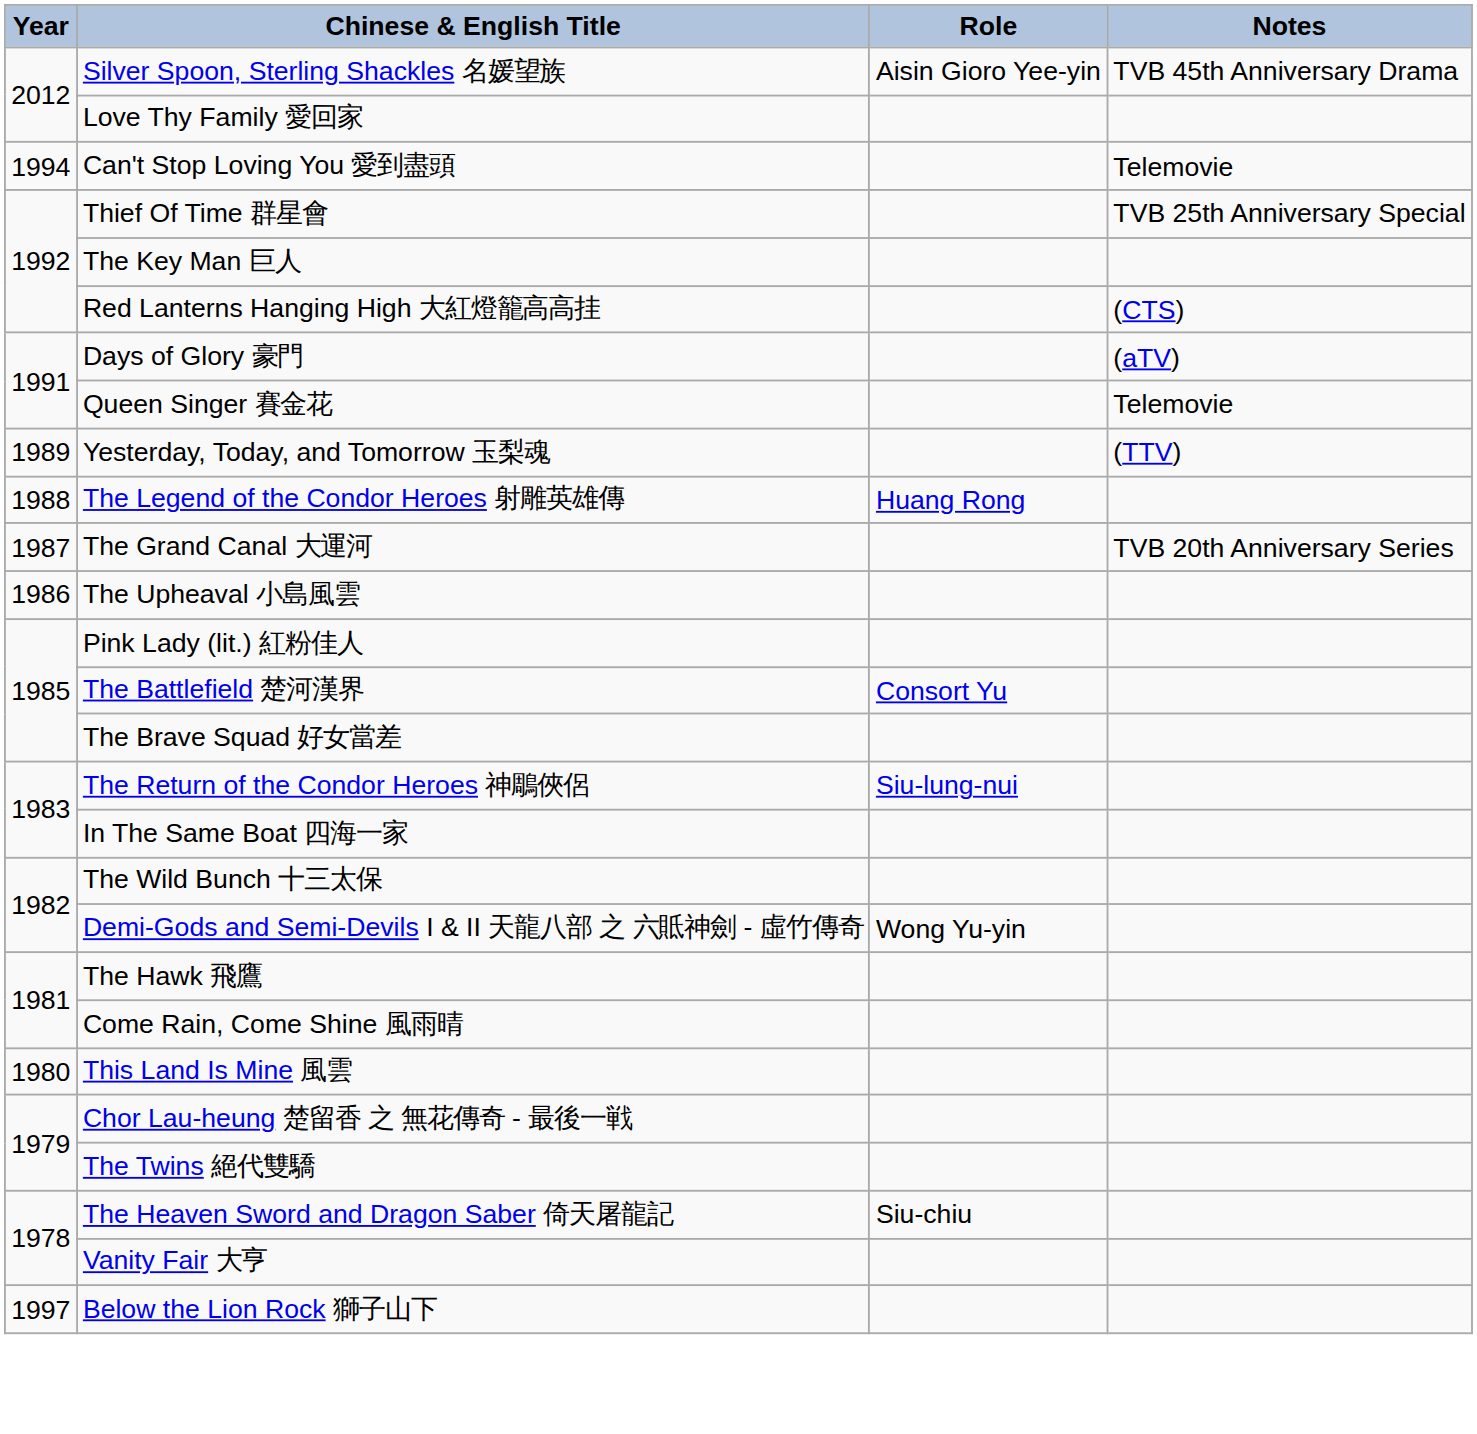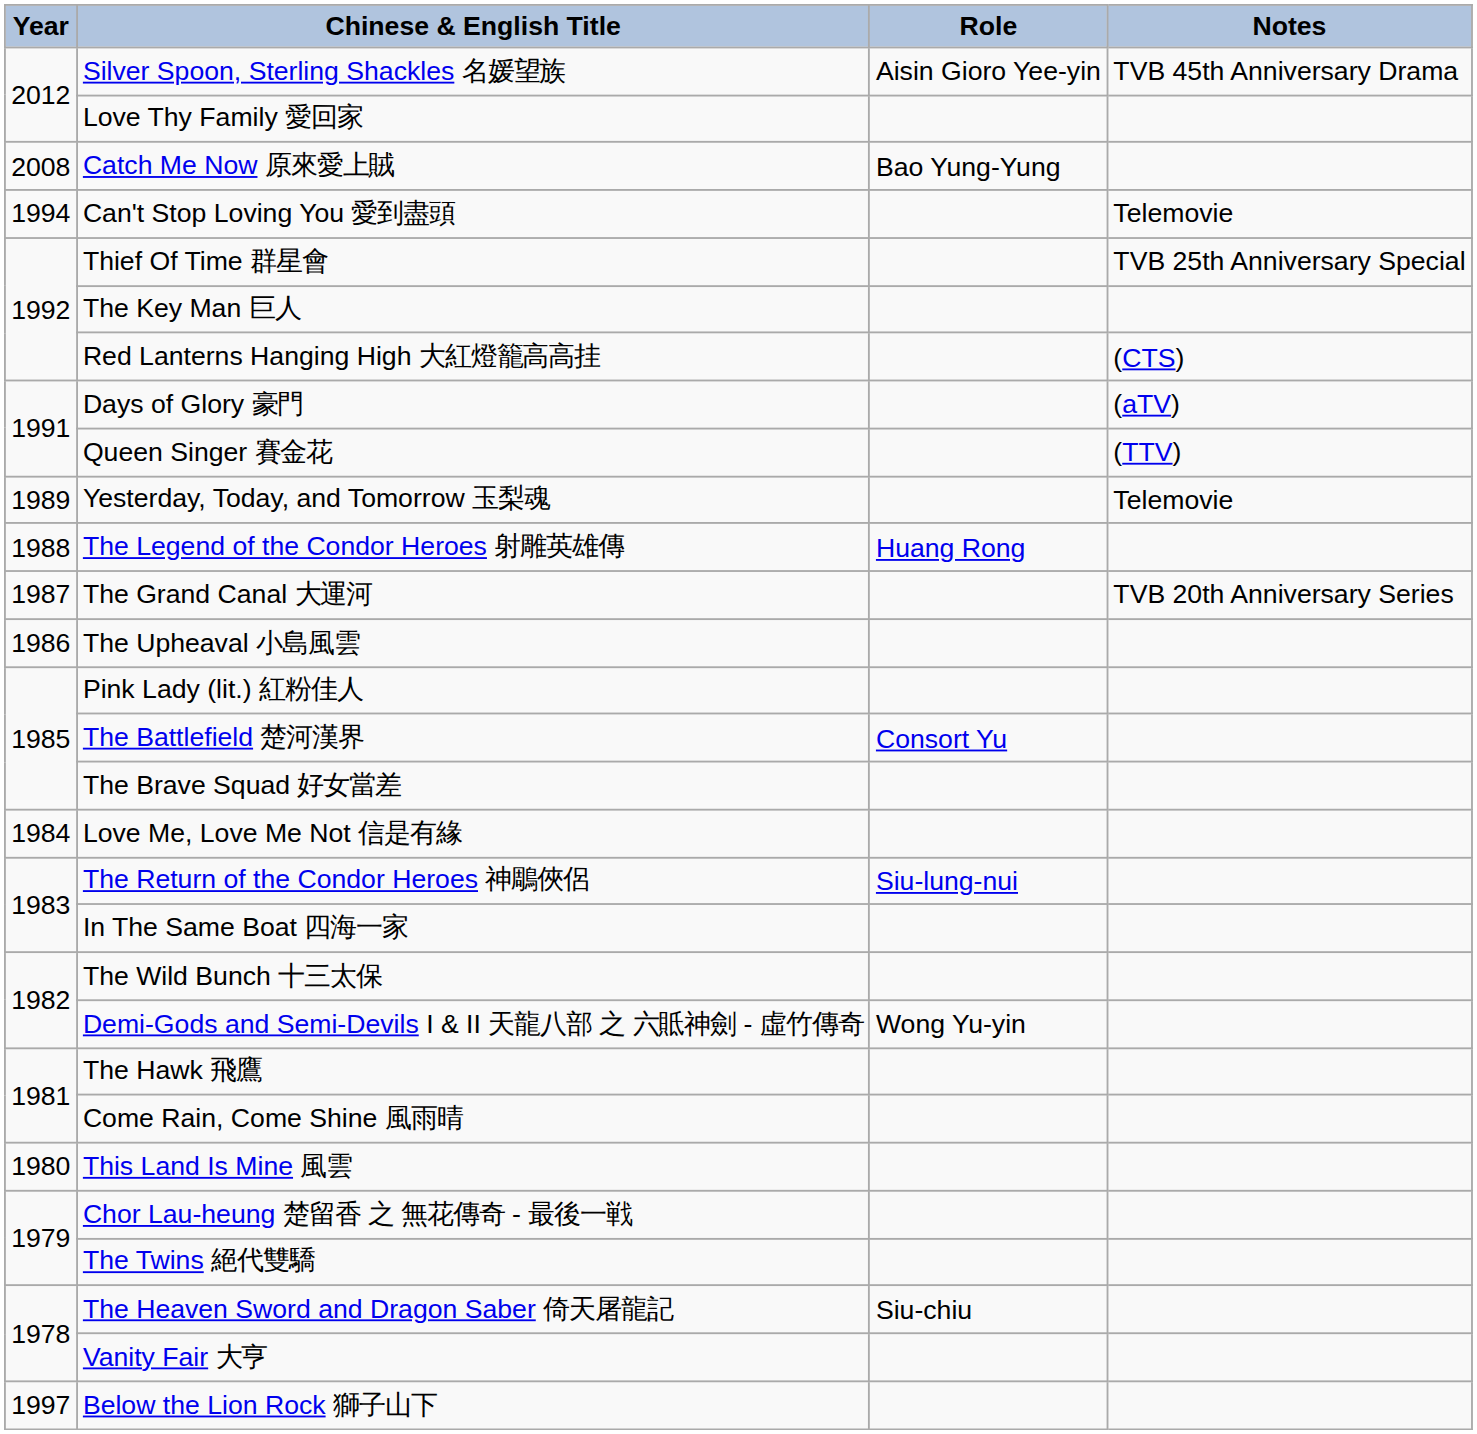+ row: (239, 166)
(1173, 405) Telemovie -> (1147, 452) (TTV)
(1147, 452) (TTV) -> (1173, 500) Telemovie
+ row: (272, 832)
